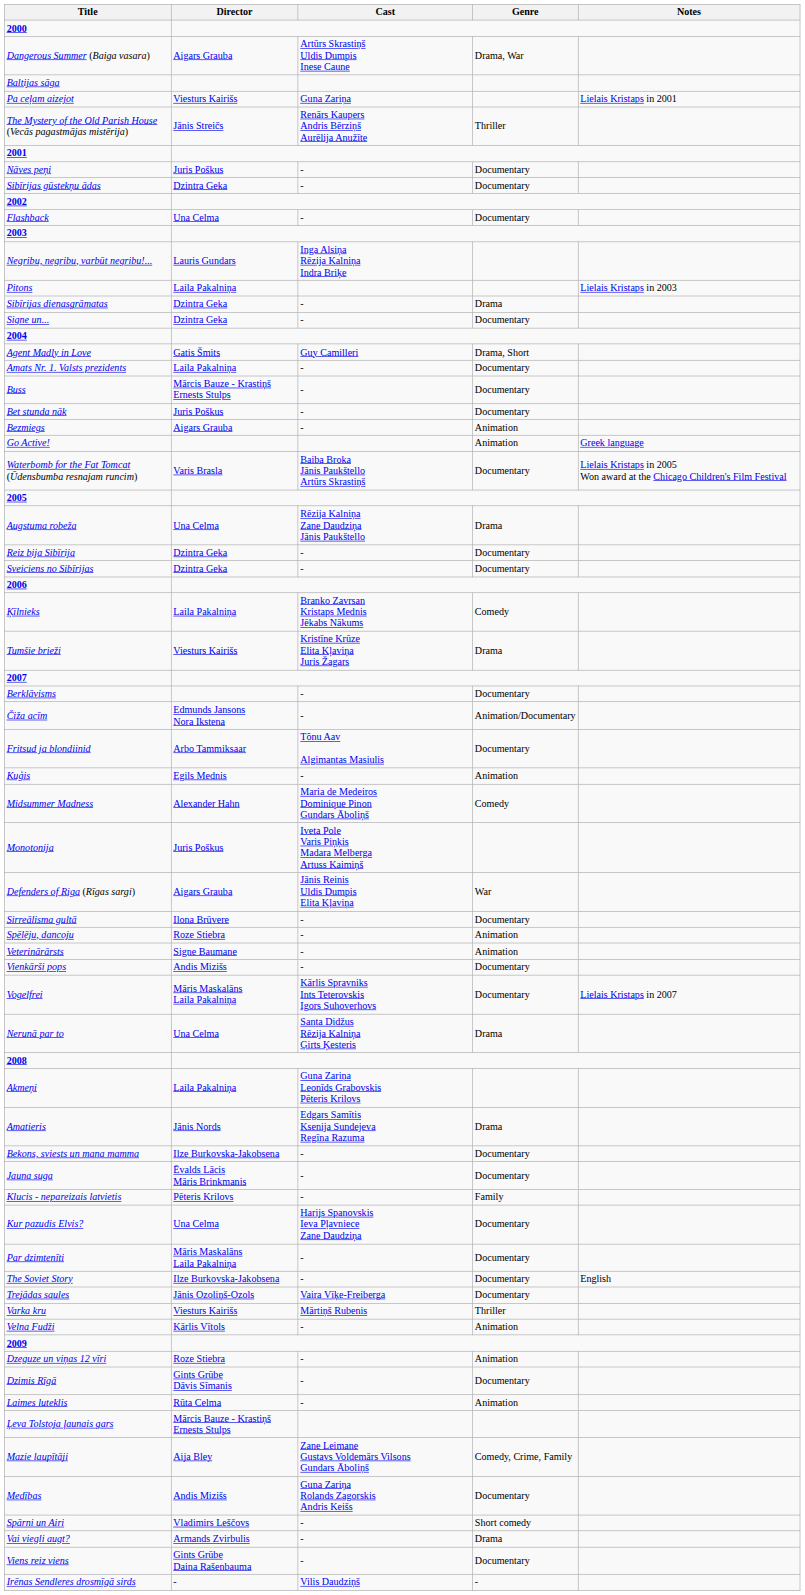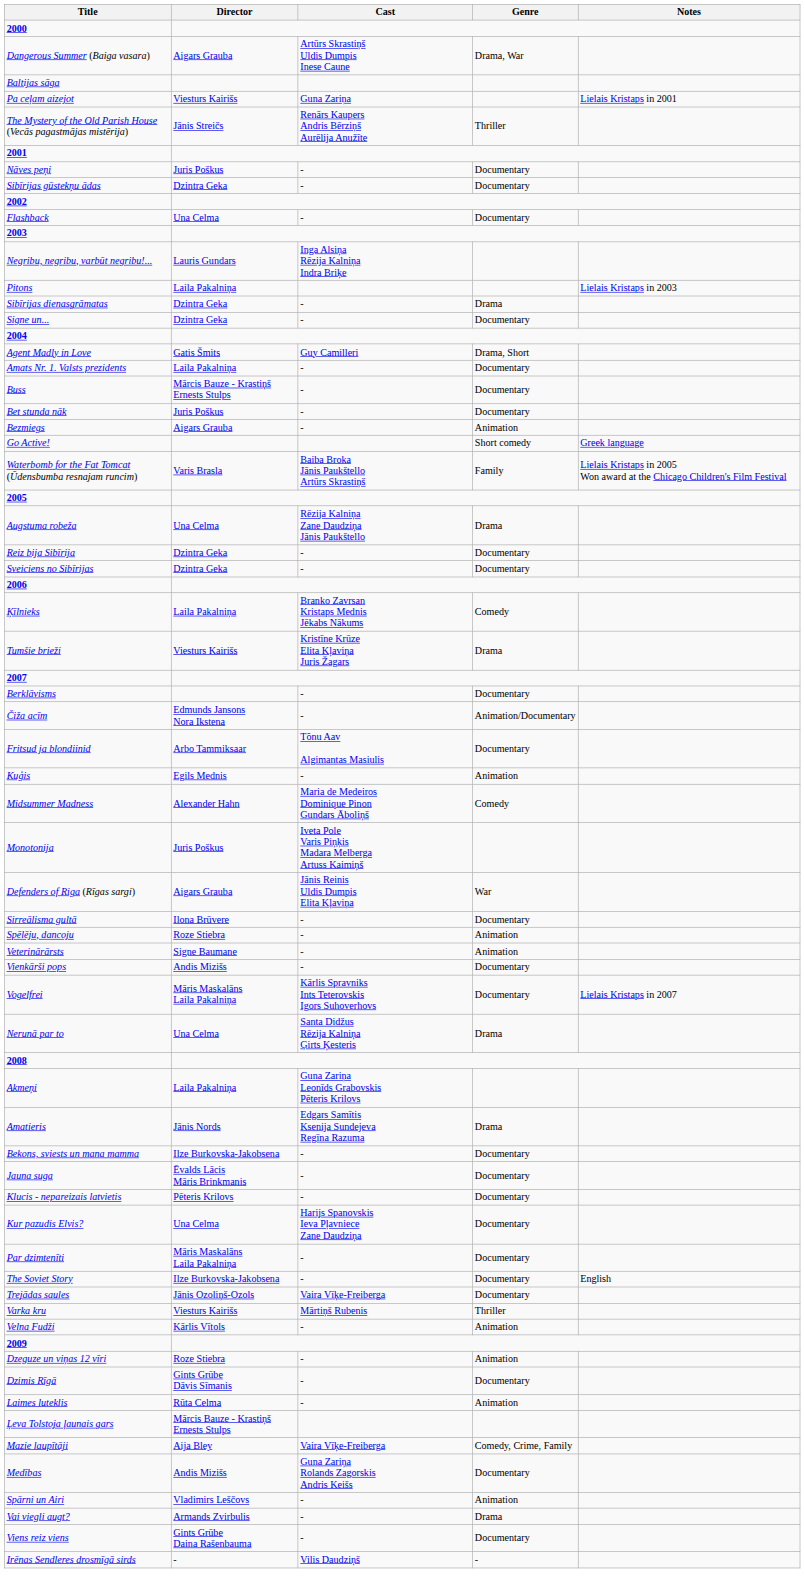(496, 443) Animation -> (503, 443) Short comedy
(502, 470) Documentary -> (489, 470) Family
(489, 1197) Family -> (502, 1197) Documentary
(355, 1457) Zane Leimane Gustavs Voldemārs Vilsons Gundars Āboliņš -> (343, 1445) Vaira Vīķe-Freiberga
(503, 1523) Short comedy -> (496, 1500) Animation
